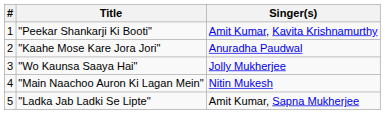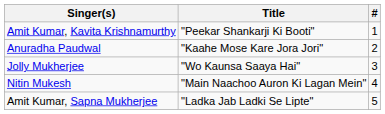columns swapped: (10, 13) <-> (293, 13)
